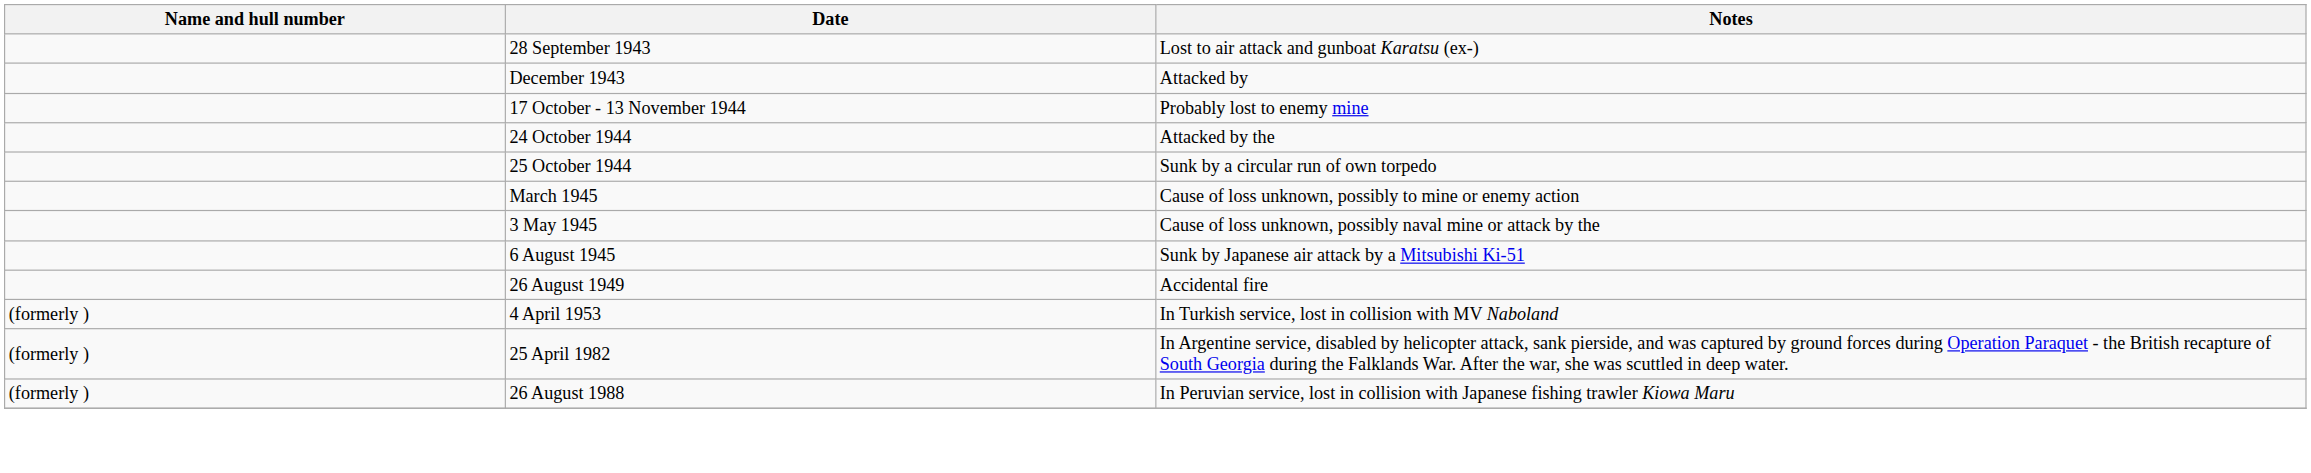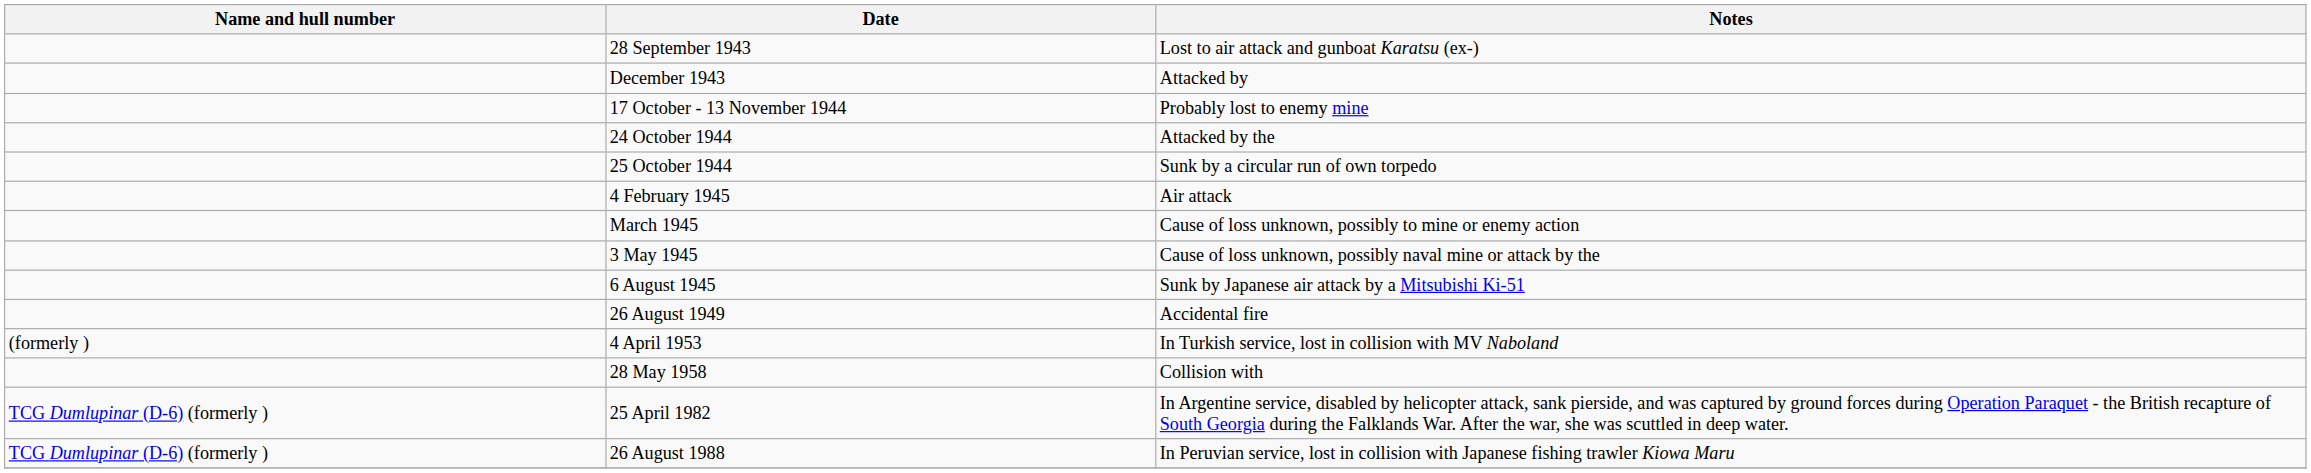+ row: (670, 195)
+ row: (658, 372)
(49, 353) (formerly ) -> (138, 412) TCG Dumlupinar (D-6) (formerly )
(49, 393) (formerly ) -> (138, 452) TCG Dumlupinar (D-6) (formerly )
